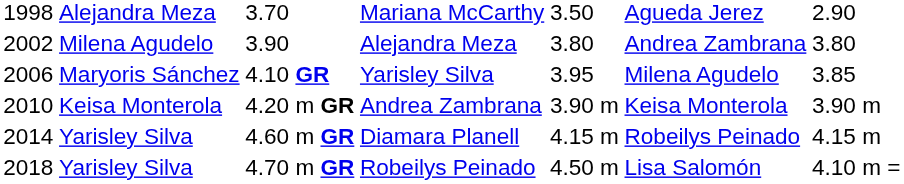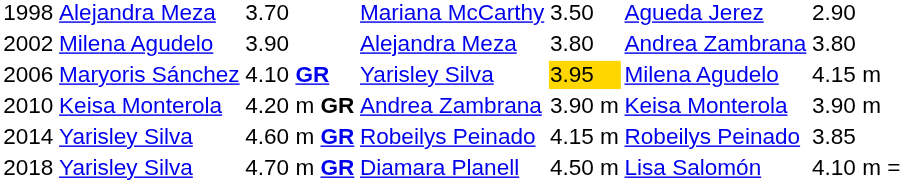(572, 74) no background -> (572, 74) gold background
(834, 74) 3.85 -> (846, 74) 4.15 m
(440, 136) Diamara Planell -> (448, 136) Robeilys Peinado
(846, 136) 4.15 m -> (834, 136) 3.85
(448, 167) Robeilys Peinado -> (440, 167) Diamara Planell
